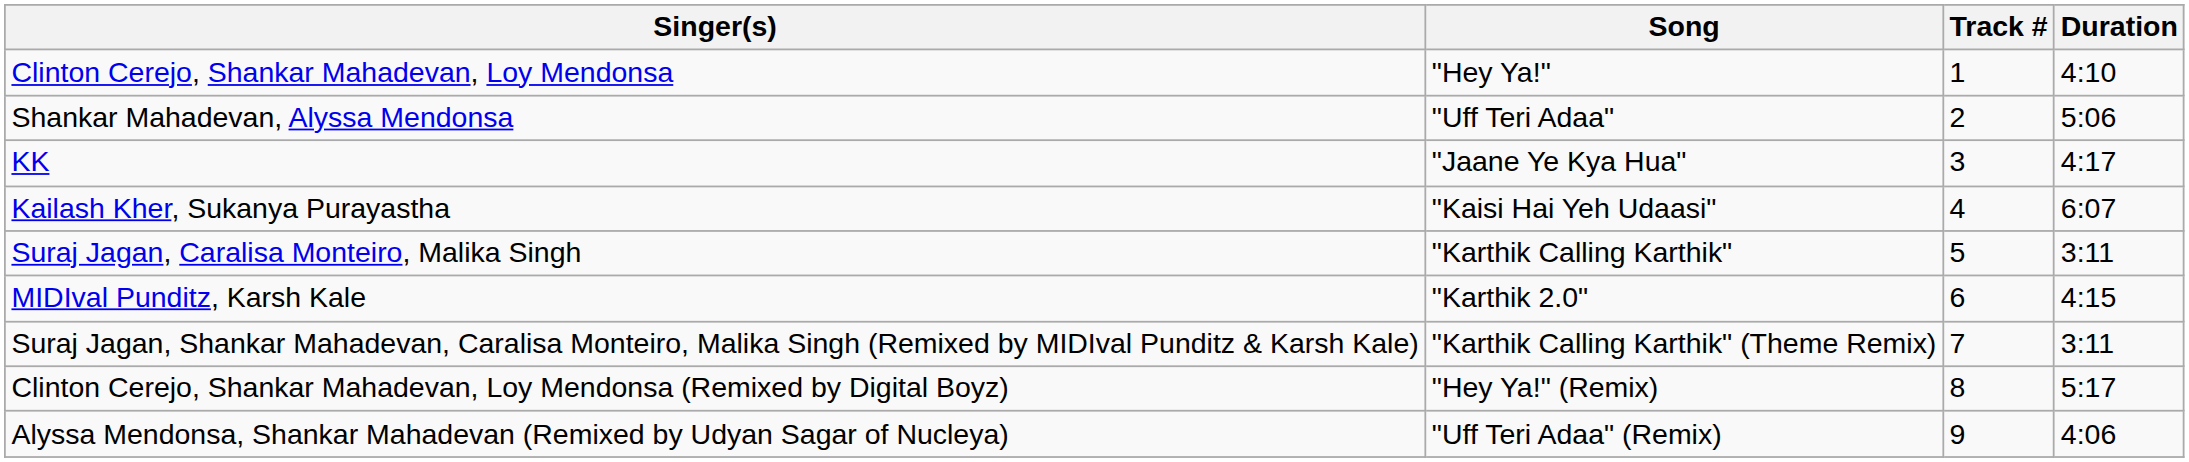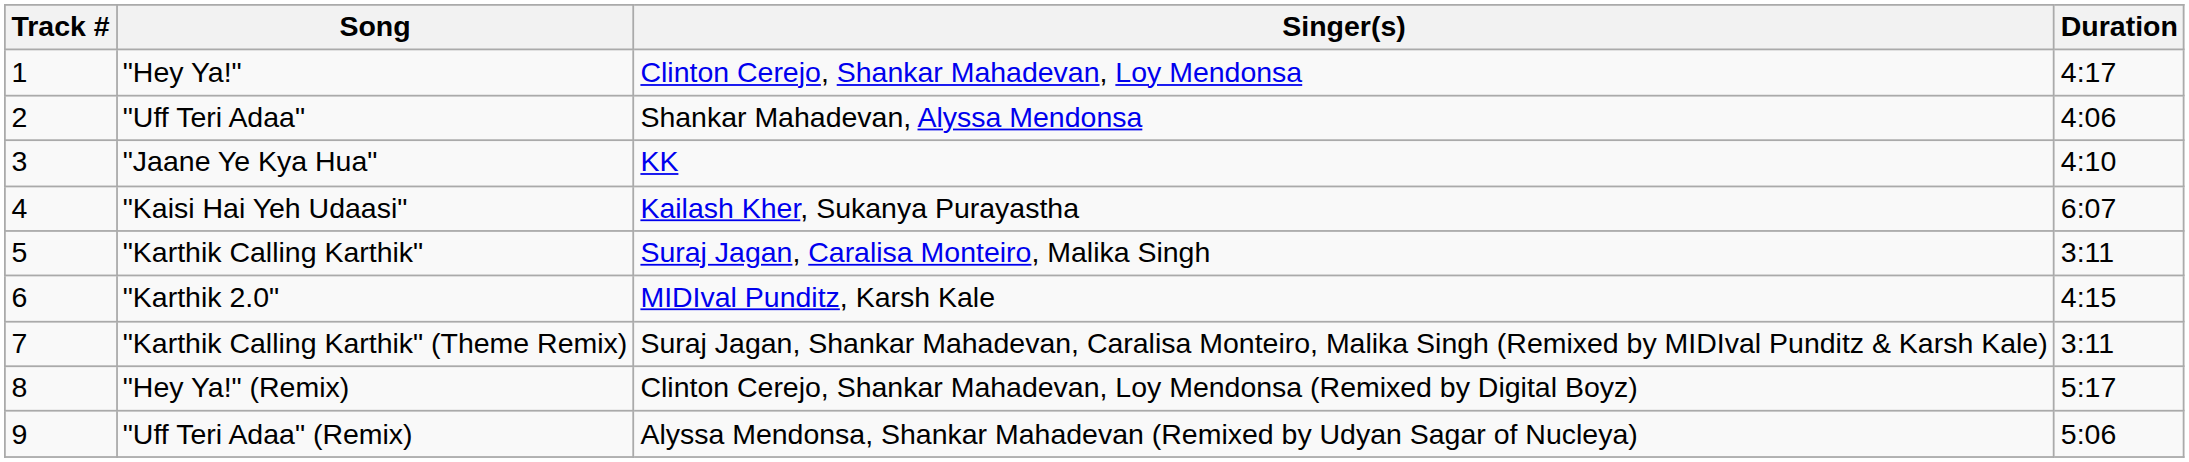columns swapped: (1999, 27) <-> (715, 27)
(2089, 72) 4:10 -> (2089, 72) 4:17
(2089, 117) 5:06 -> (2089, 117) 4:06
(2089, 162) 4:17 -> (2089, 162) 4:10
(2089, 433) 4:06 -> (2089, 433) 5:06
